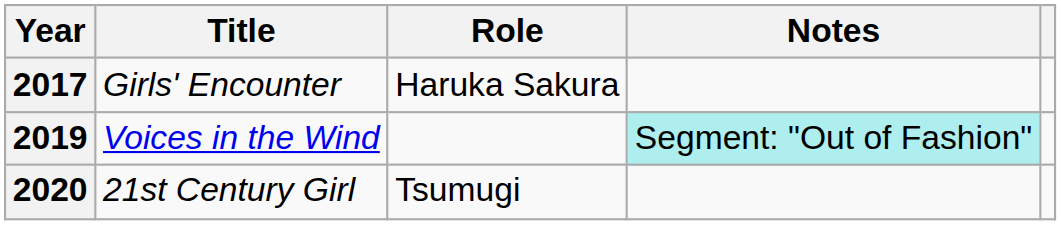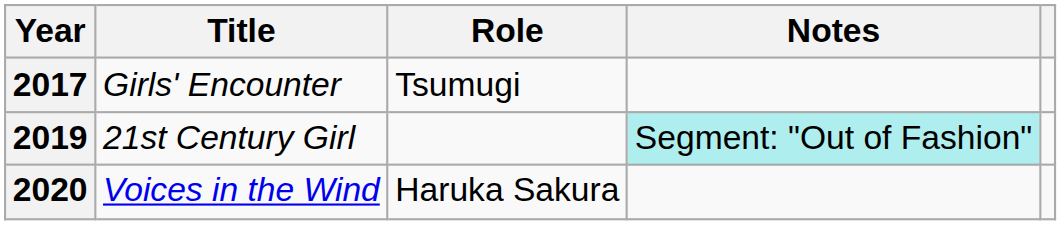(507, 84) Haruka Sakura -> (458, 84) Tsumugi
(241, 137) Voices in the Wind -> (229, 137) 21st Century Girl
(229, 191) 21st Century Girl -> (241, 191) Voices in the Wind
(458, 191) Tsumugi -> (507, 191) Haruka Sakura
